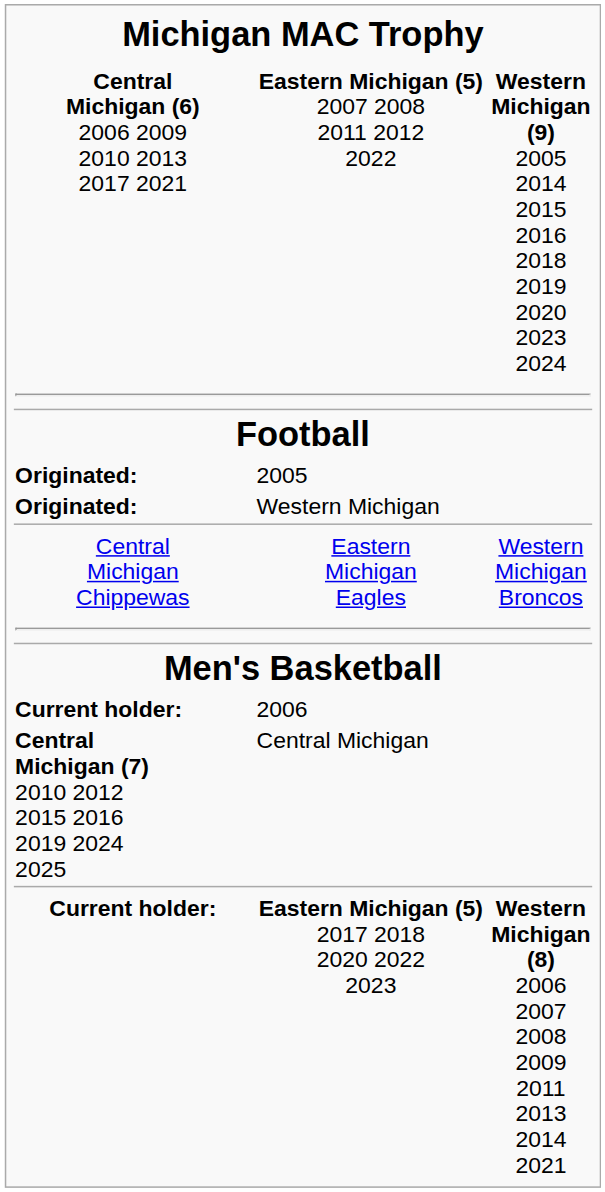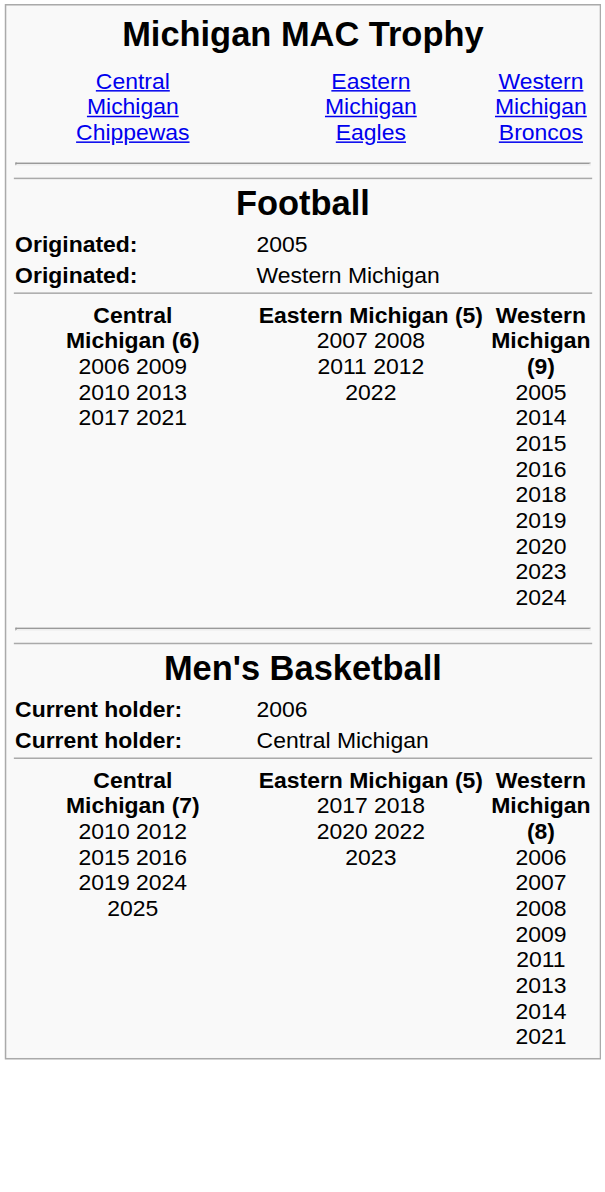rows swapped: (371, 571) <-> (371, 119)
(82, 805) Central Michigan (7) 2010 2012 2015 2016 2019 2024 2025 -> (99, 741) Current holder:
(133, 908) Current holder: -> (133, 844) Central Michigan (7) 2010 2012 2015 2016 2019 2024 2025
